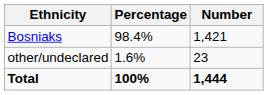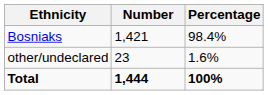columns swapped: (227, 15) <-> (151, 15)
